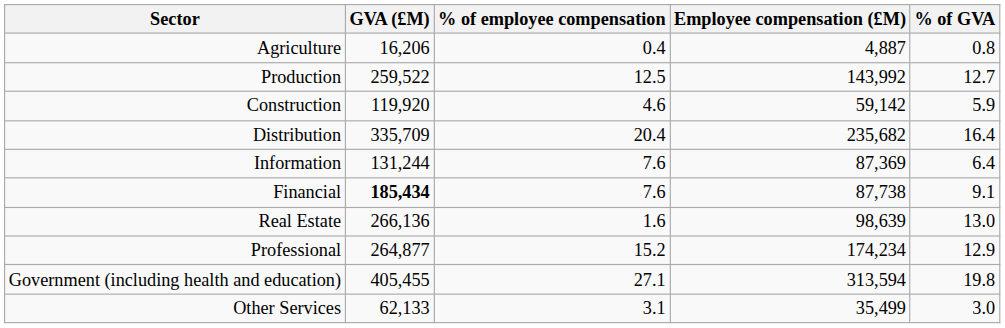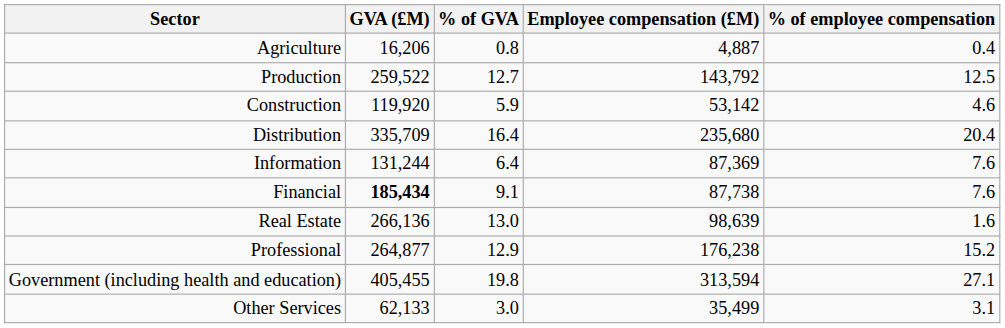columns swapped: (955, 18) <-> (552, 18)
(876, 76) 143,992 -> (730, 76) 143,792
(881, 105) 59,142 -> (734, 105) 53,142
(876, 134) 235,682 -> (730, 134) 235,680
(876, 250) 174,234 -> (730, 250) 176,238
